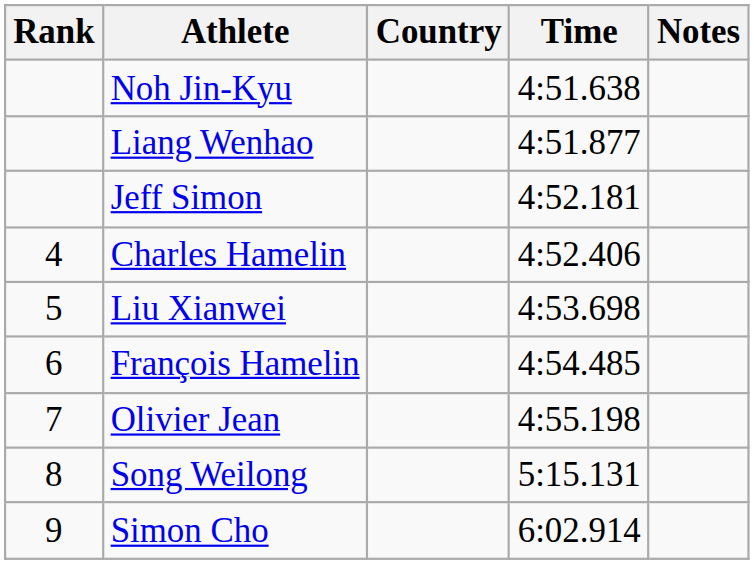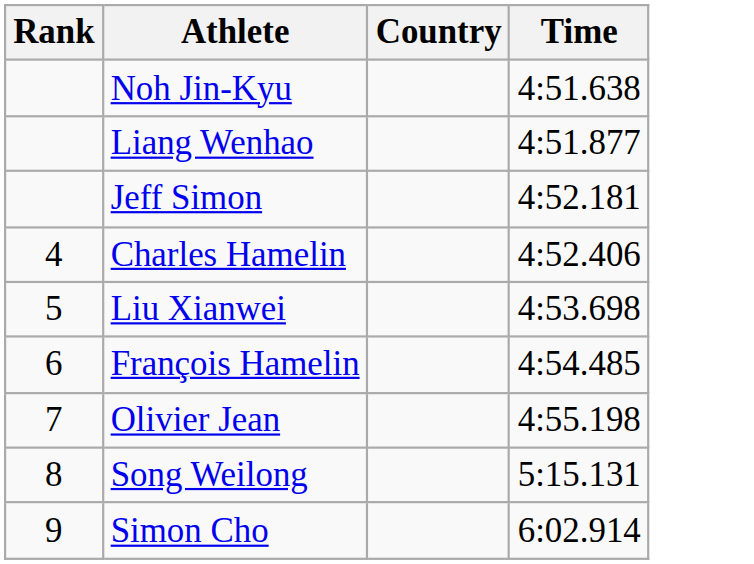- column: (699, 32)
